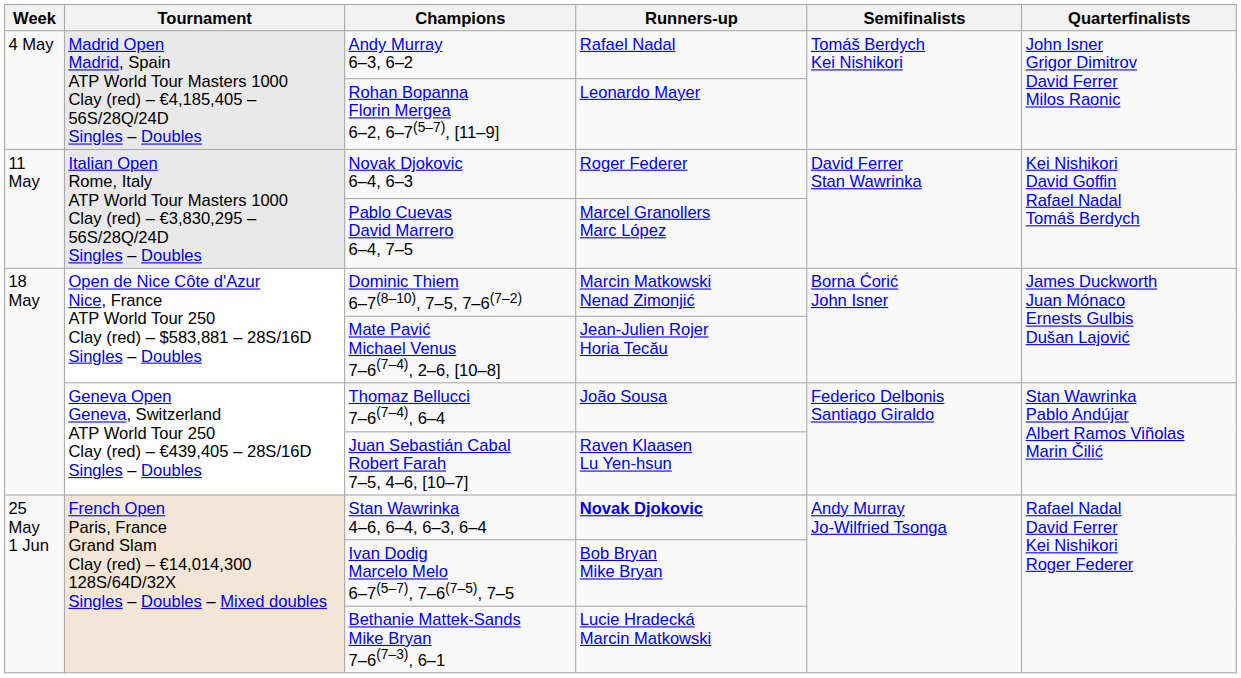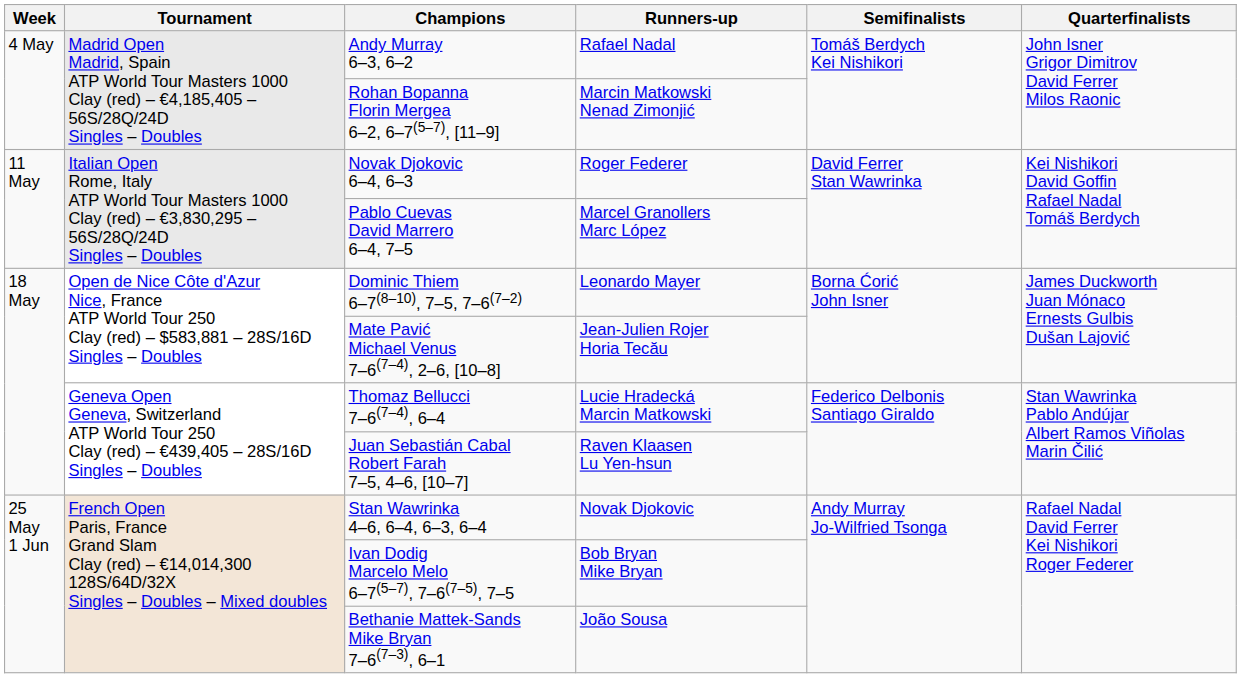(640, 92) Leonardo Mayer -> (646, 101) Marcin Matkowski Nenad Zimonjić
(646, 291) Marcin Matkowski Nenad Zimonjić -> (640, 282) Leonardo Mayer
(623, 397) João Sousa -> (646, 406) Lucie Hradecká Marcin Matkowski
(641, 508) bold -> (637, 508) normal
(646, 629) Lucie Hradecká Marcin Matkowski -> (623, 619) João Sousa
